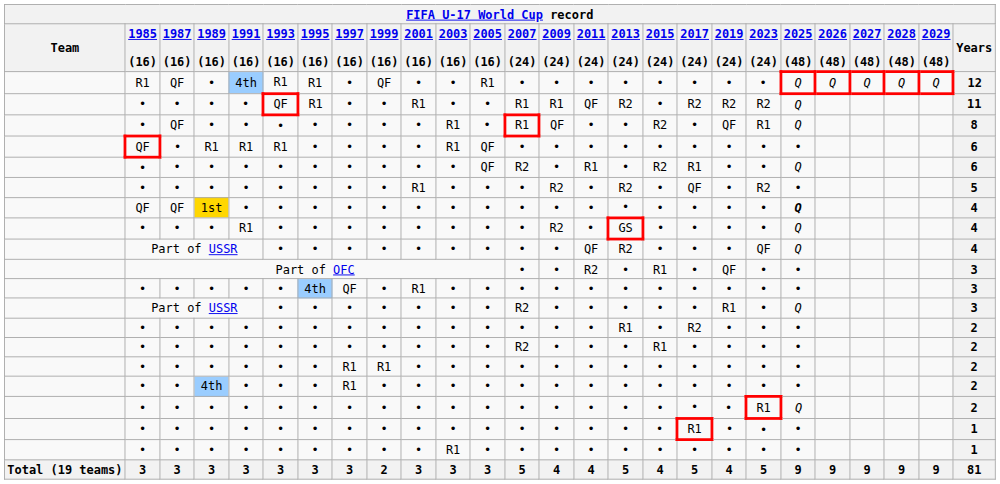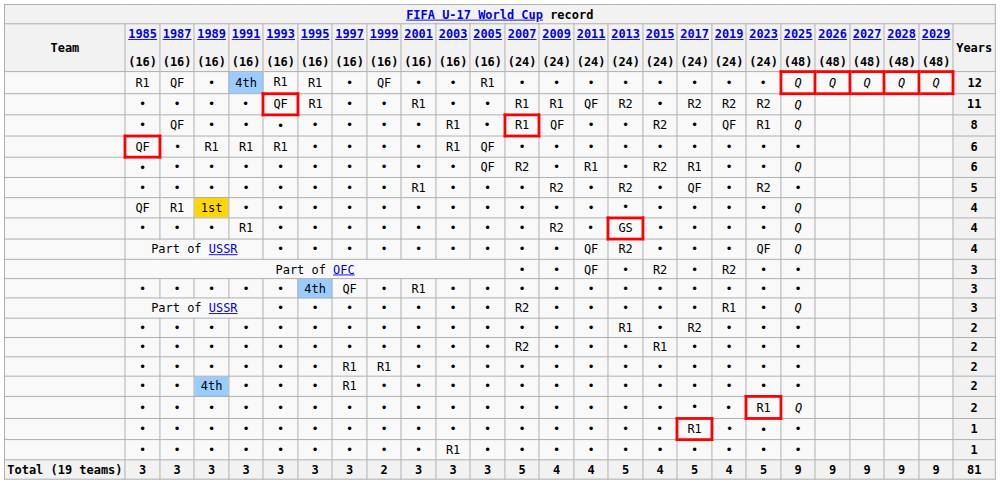(177, 207) QF -> (177, 207) R1
(798, 207) bold -> (798, 207) normal
(591, 269) R2 -> (591, 269) QF
(660, 269) R1 -> (660, 269) R2
(729, 269) QF -> (729, 269) R2
